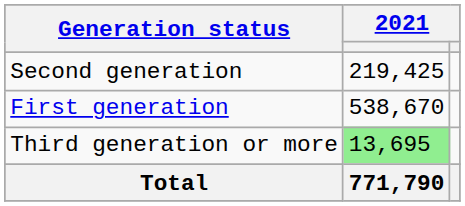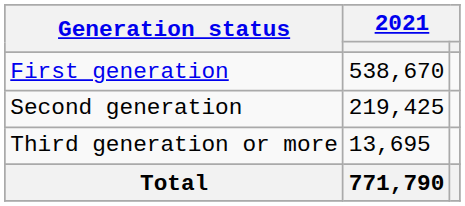rows swapped: (120, 108) <-> (126, 71)
(390, 145) lightgreen background -> (390, 145) no background
